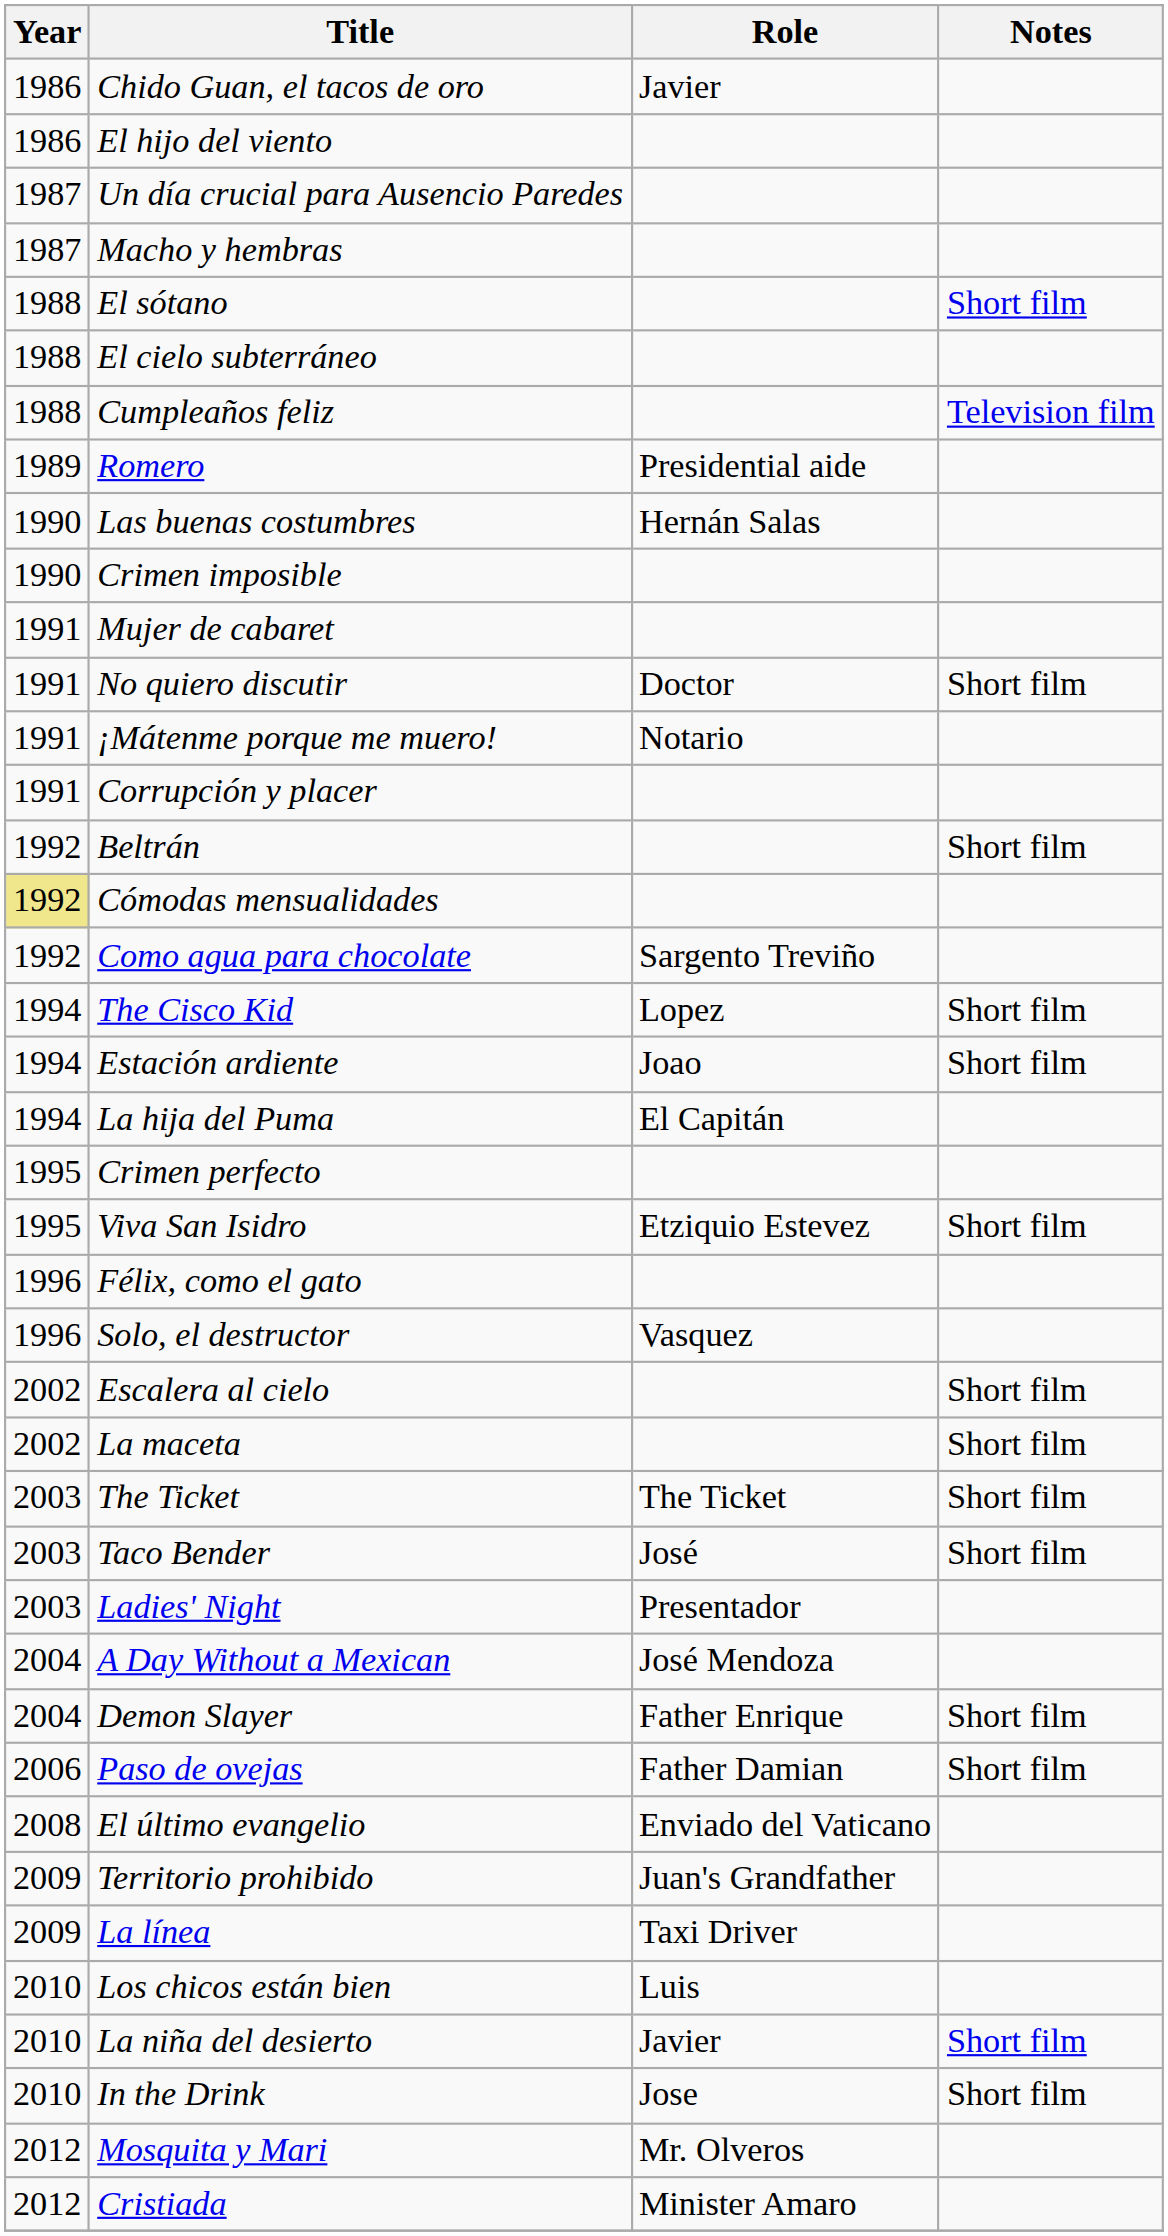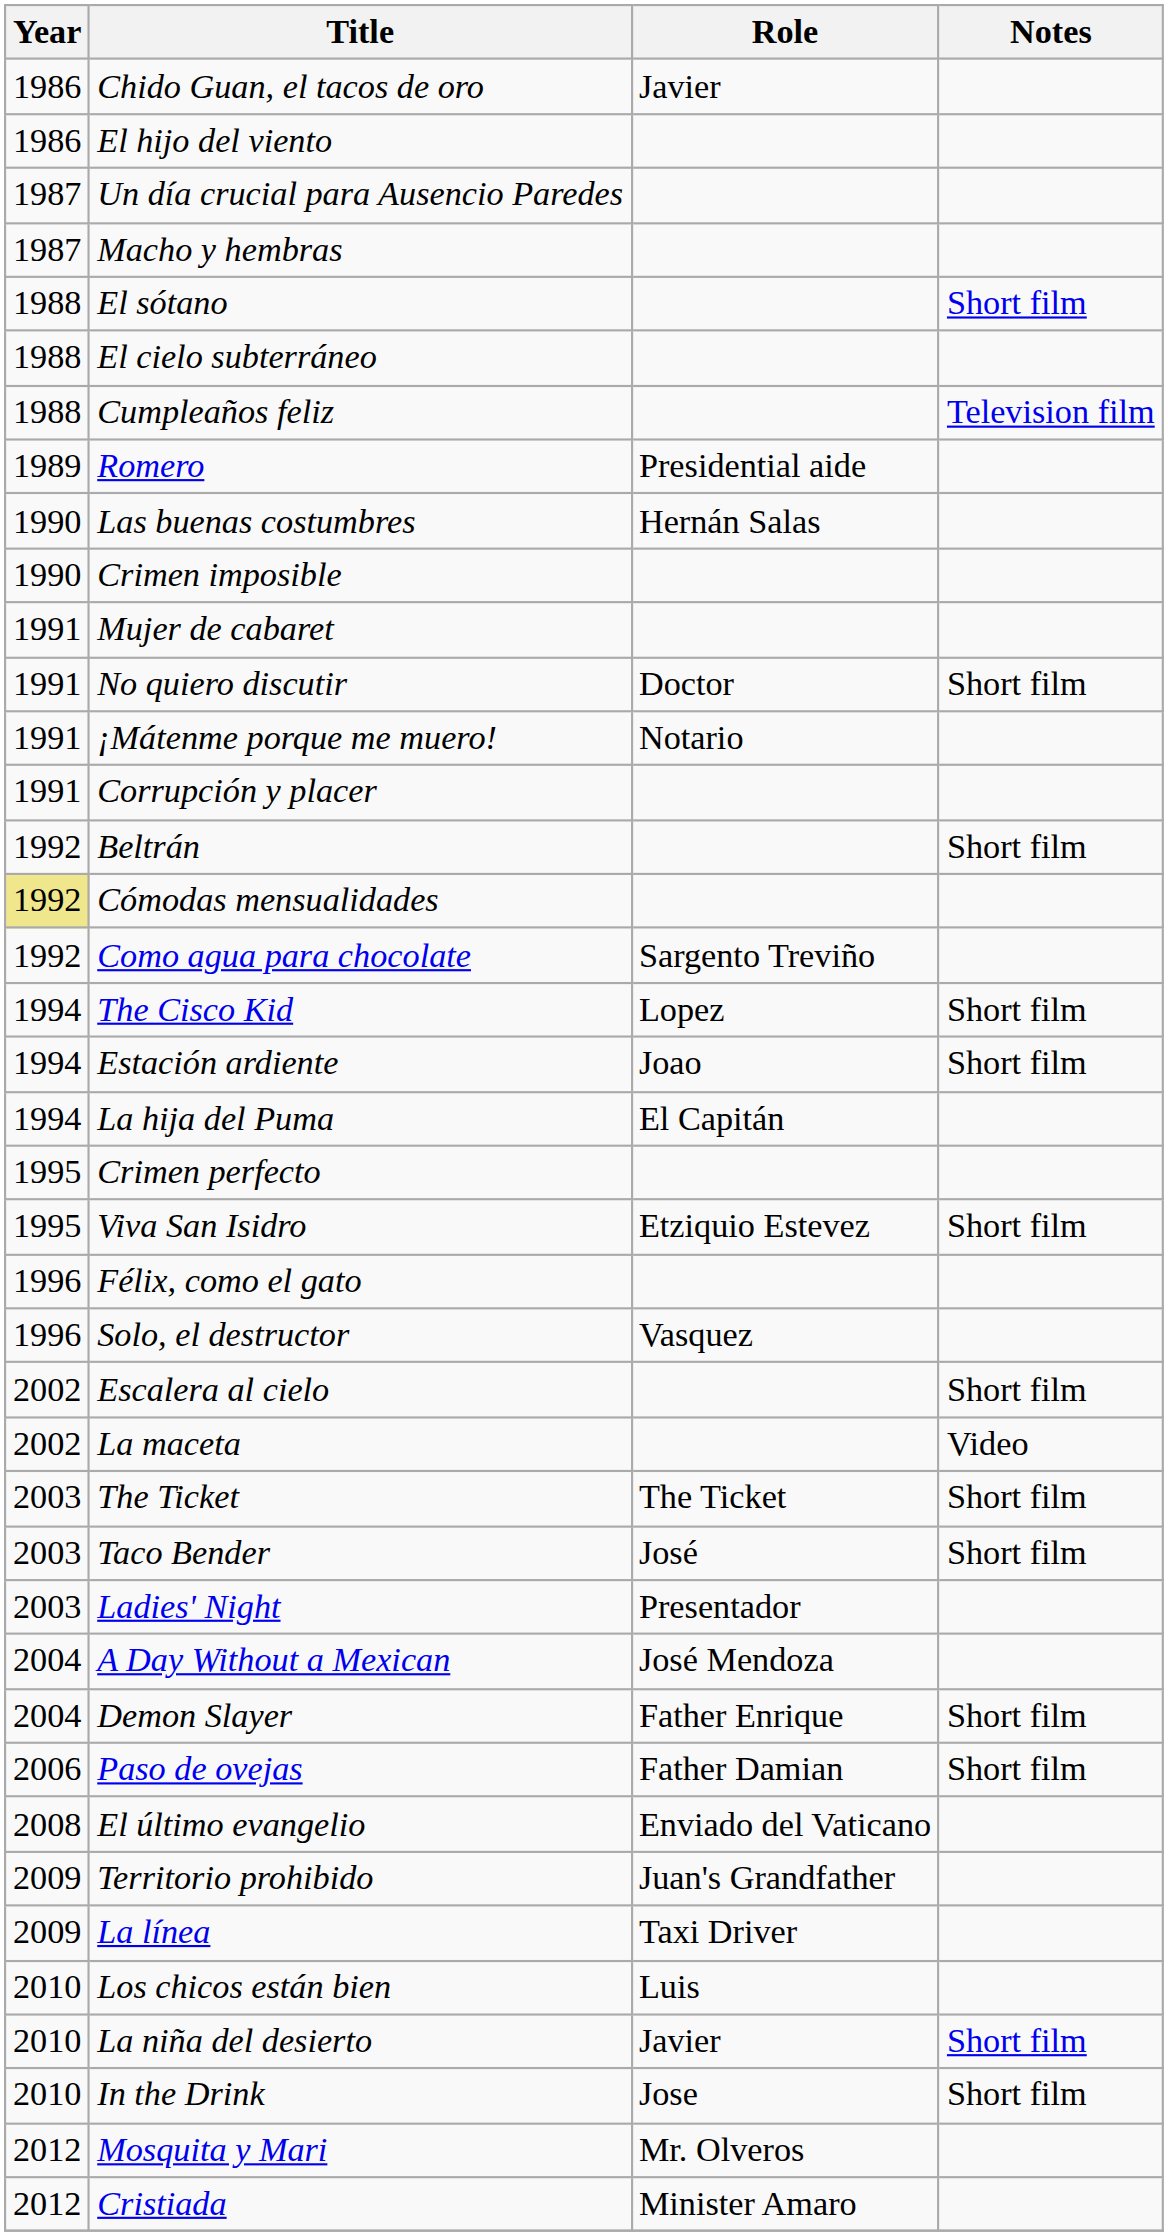(1017, 1443) Short film -> (988, 1443) Video
